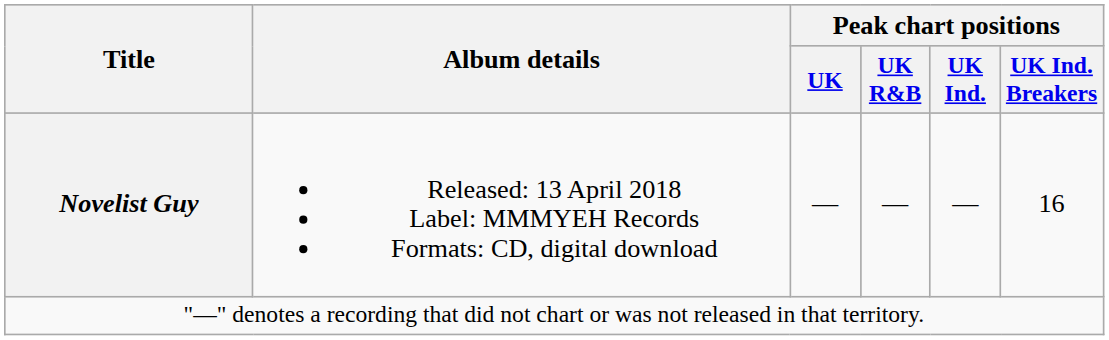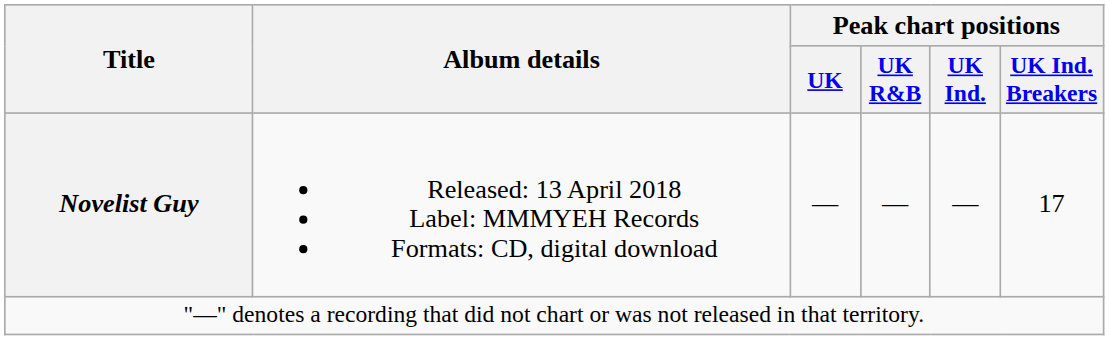(1052, 204) 16 -> (1052, 204) 17
